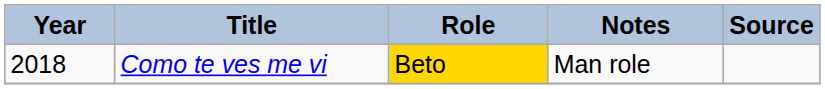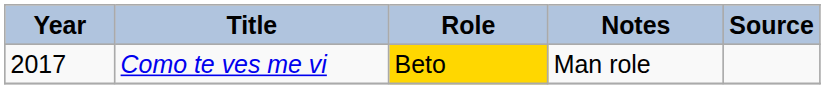(38, 64) 2018 -> (38, 64) 2017
